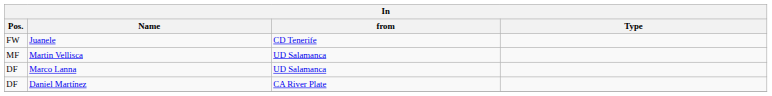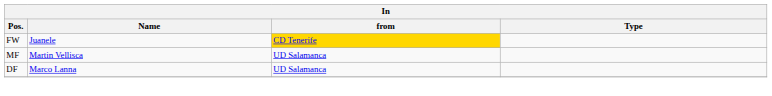(295, 41) no background -> (295, 41) gold background
- row: (58, 84)
